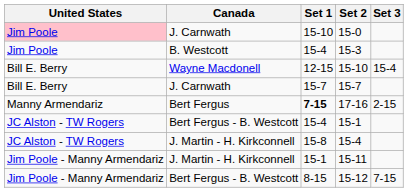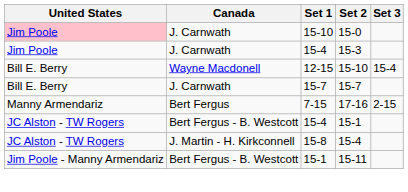(199, 50) B. Westcott -> (200, 50) J. Carnwath
(315, 104) bold -> (315, 104) normal
(232, 159) J. Martin - H. Kirkconnell -> (234, 159) Bert Fergus - B. Westcott
- row: (353, 178)
